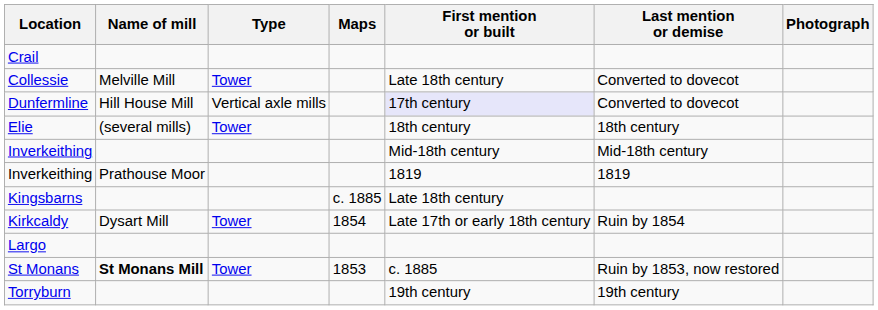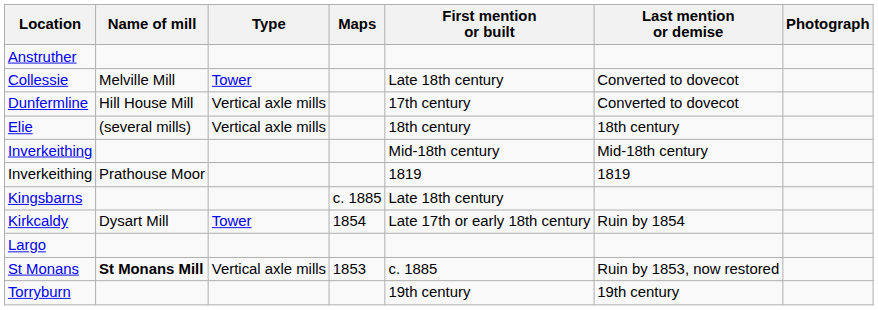+ row: (42, 56)
- row: (23, 56)
(429, 103) lavender background -> (429, 103) no background
(232, 127) Tower -> (269, 127) Vertical axle mills
(232, 269) Tower -> (269, 269) Vertical axle mills
